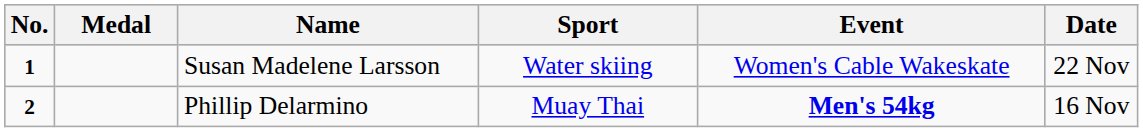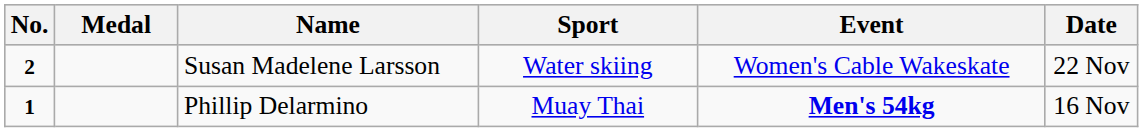(30, 66) 1 -> (30, 66) 2
(30, 107) 2 -> (30, 107) 1
